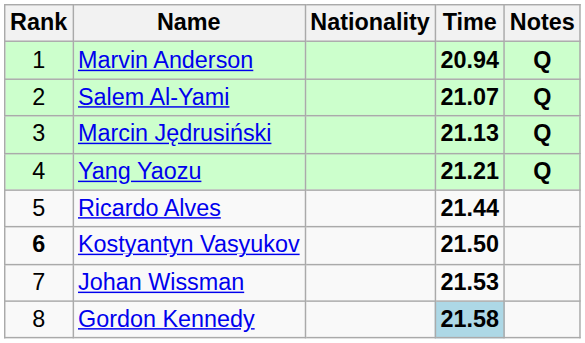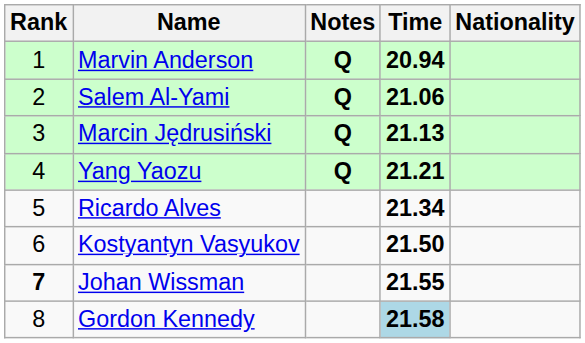columns swapped: (370, 23) <-> (542, 23)
(470, 97) 21.07 -> (415, 97) 21.06
(470, 208) 21.44 -> (415, 208) 21.34
(39, 245) bold -> (39, 245) normal
(39, 282) normal -> (39, 282) bold
(470, 282) 21.53 -> (415, 282) 21.55
